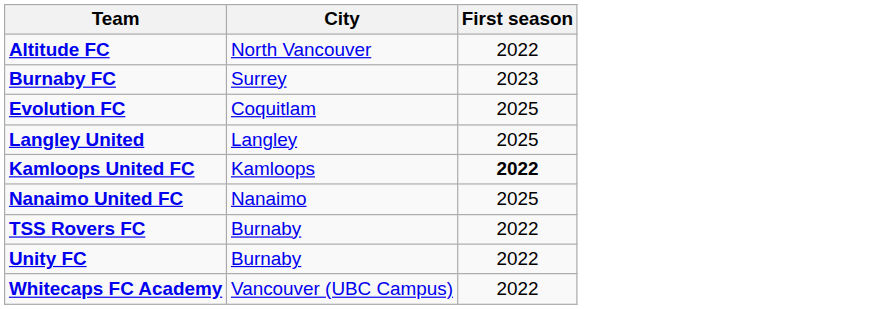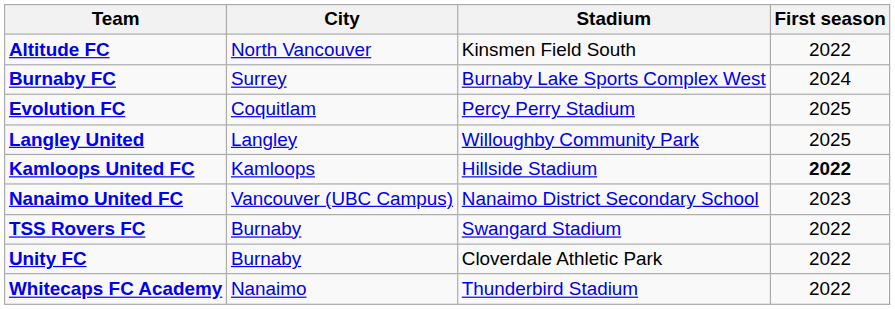+ column: (614, 19)
(517, 79) 2023 -> (830, 79) 2024
(269, 199) Nanaimo -> (342, 199) Vancouver (UBC Campus)
(517, 199) 2025 -> (830, 199) 2023
(342, 288) Vancouver (UBC Campus) -> (269, 288) Nanaimo
